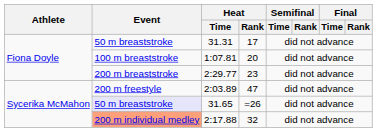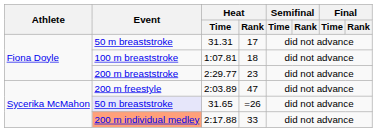(253, 58) 20 -> (253, 58) 18
(253, 120) 32 -> (253, 120) 33
